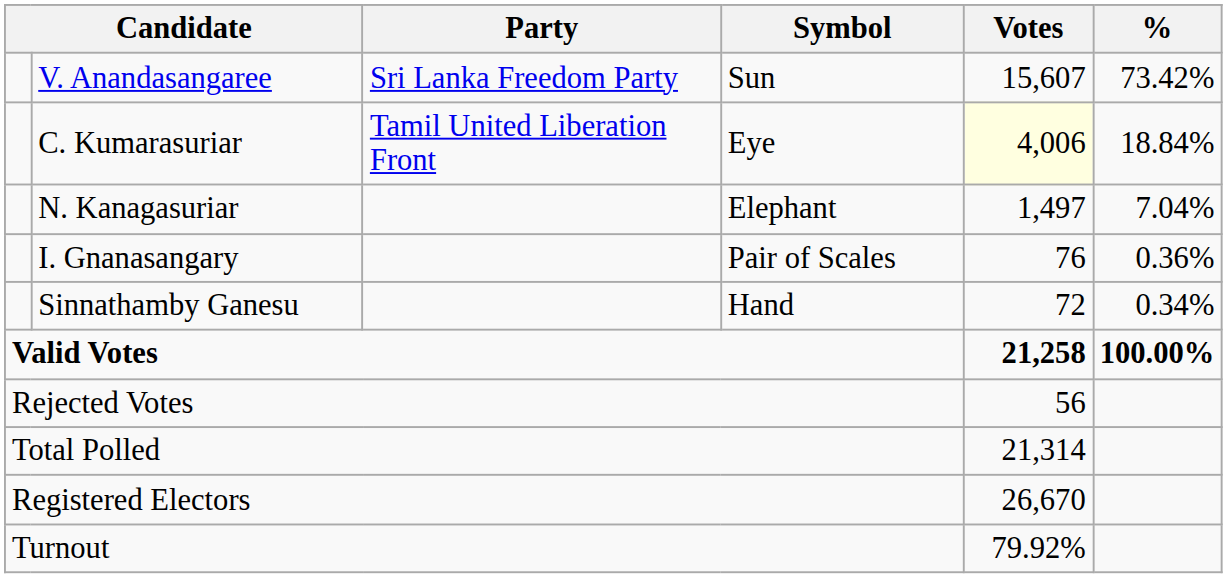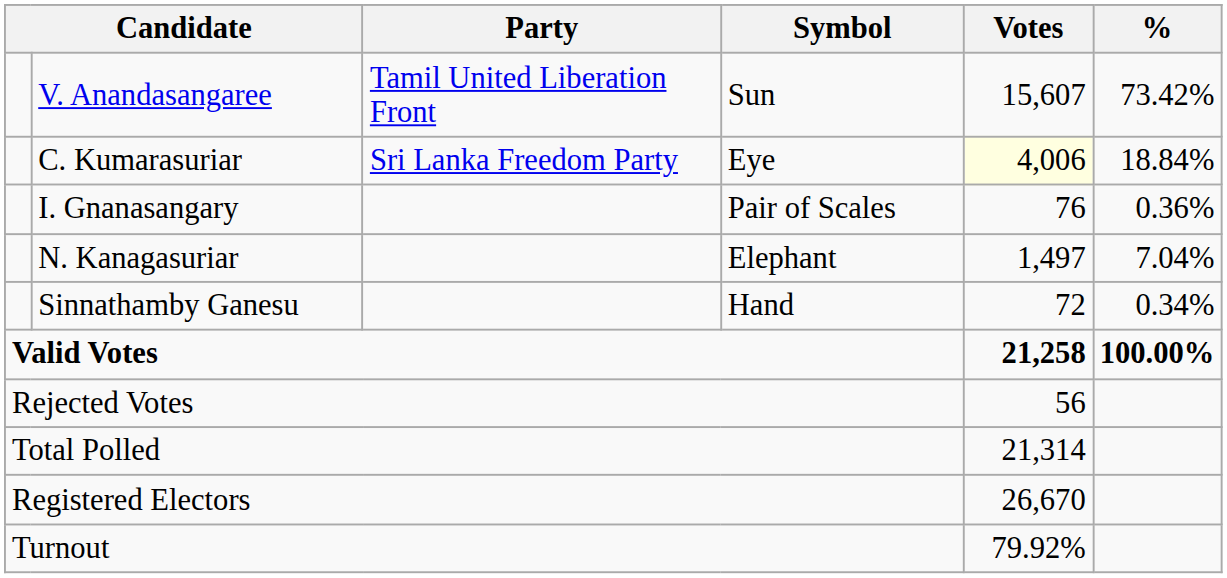(524, 77) Sri Lanka Freedom Party -> (518, 94) Tamil United Liberation Front
(518, 142) Tamil United Liberation Front -> (524, 160) Sri Lanka Freedom Party
rows swapped: (138, 208) <-> (138, 256)
